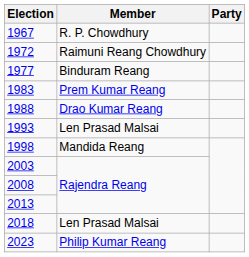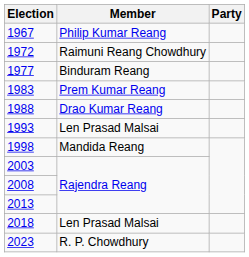(104, 33) R. P. Chowdhury -> (113, 33) Philip Kumar Reang
(113, 242) Philip Kumar Reang -> (104, 242) R. P. Chowdhury
